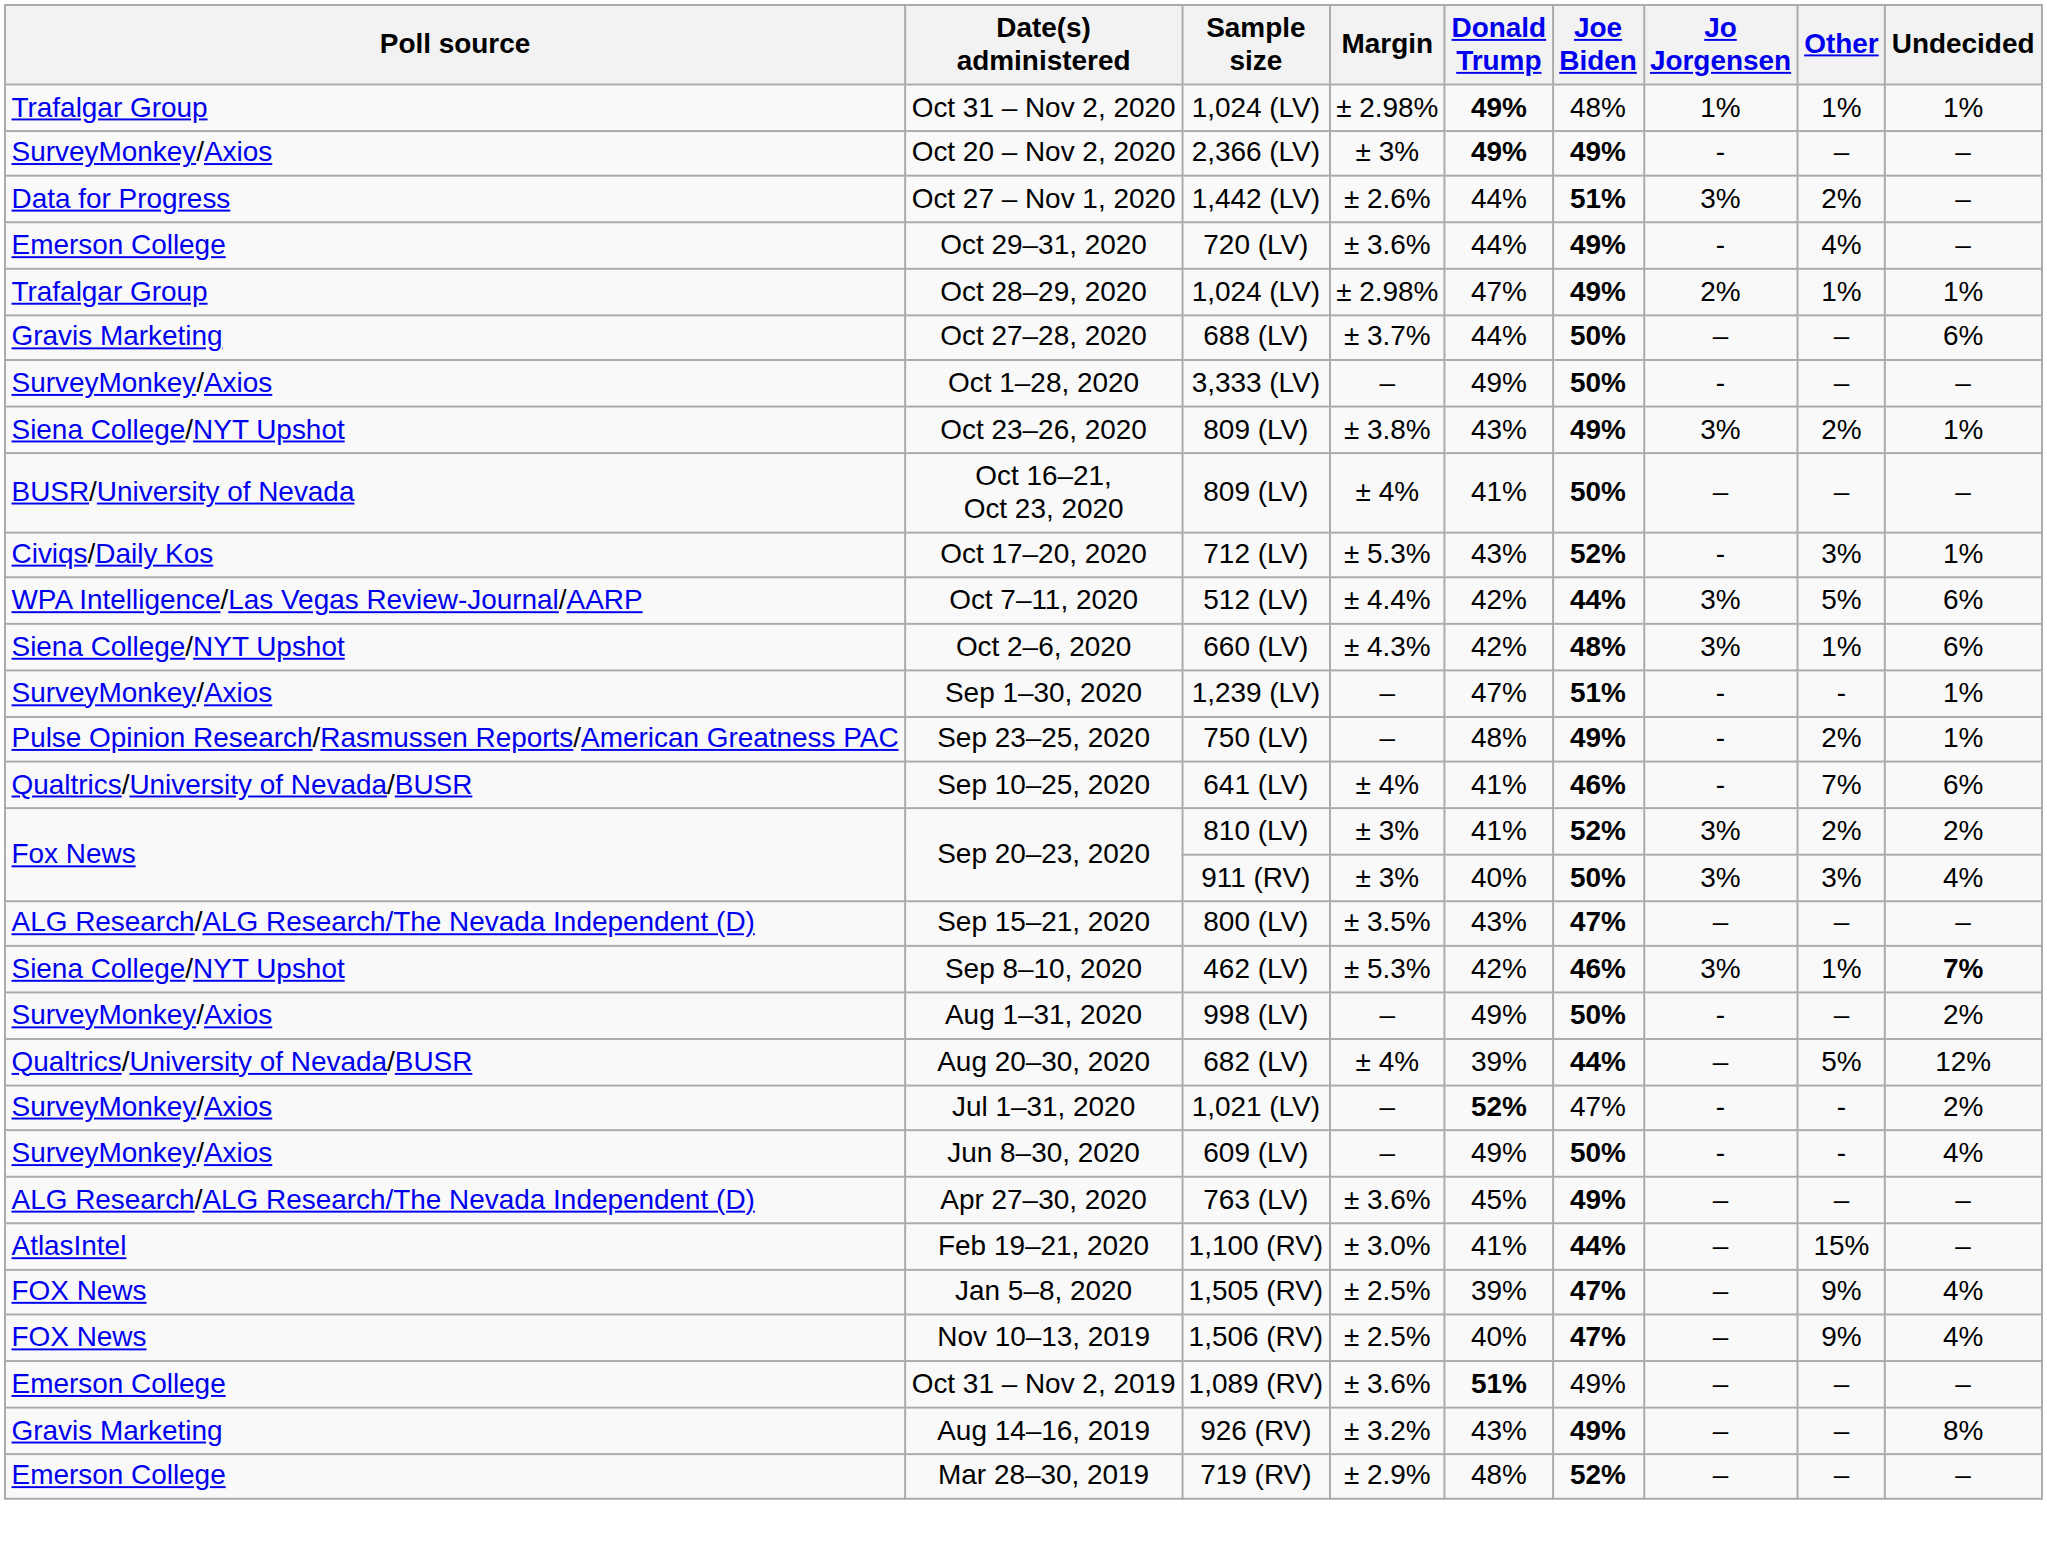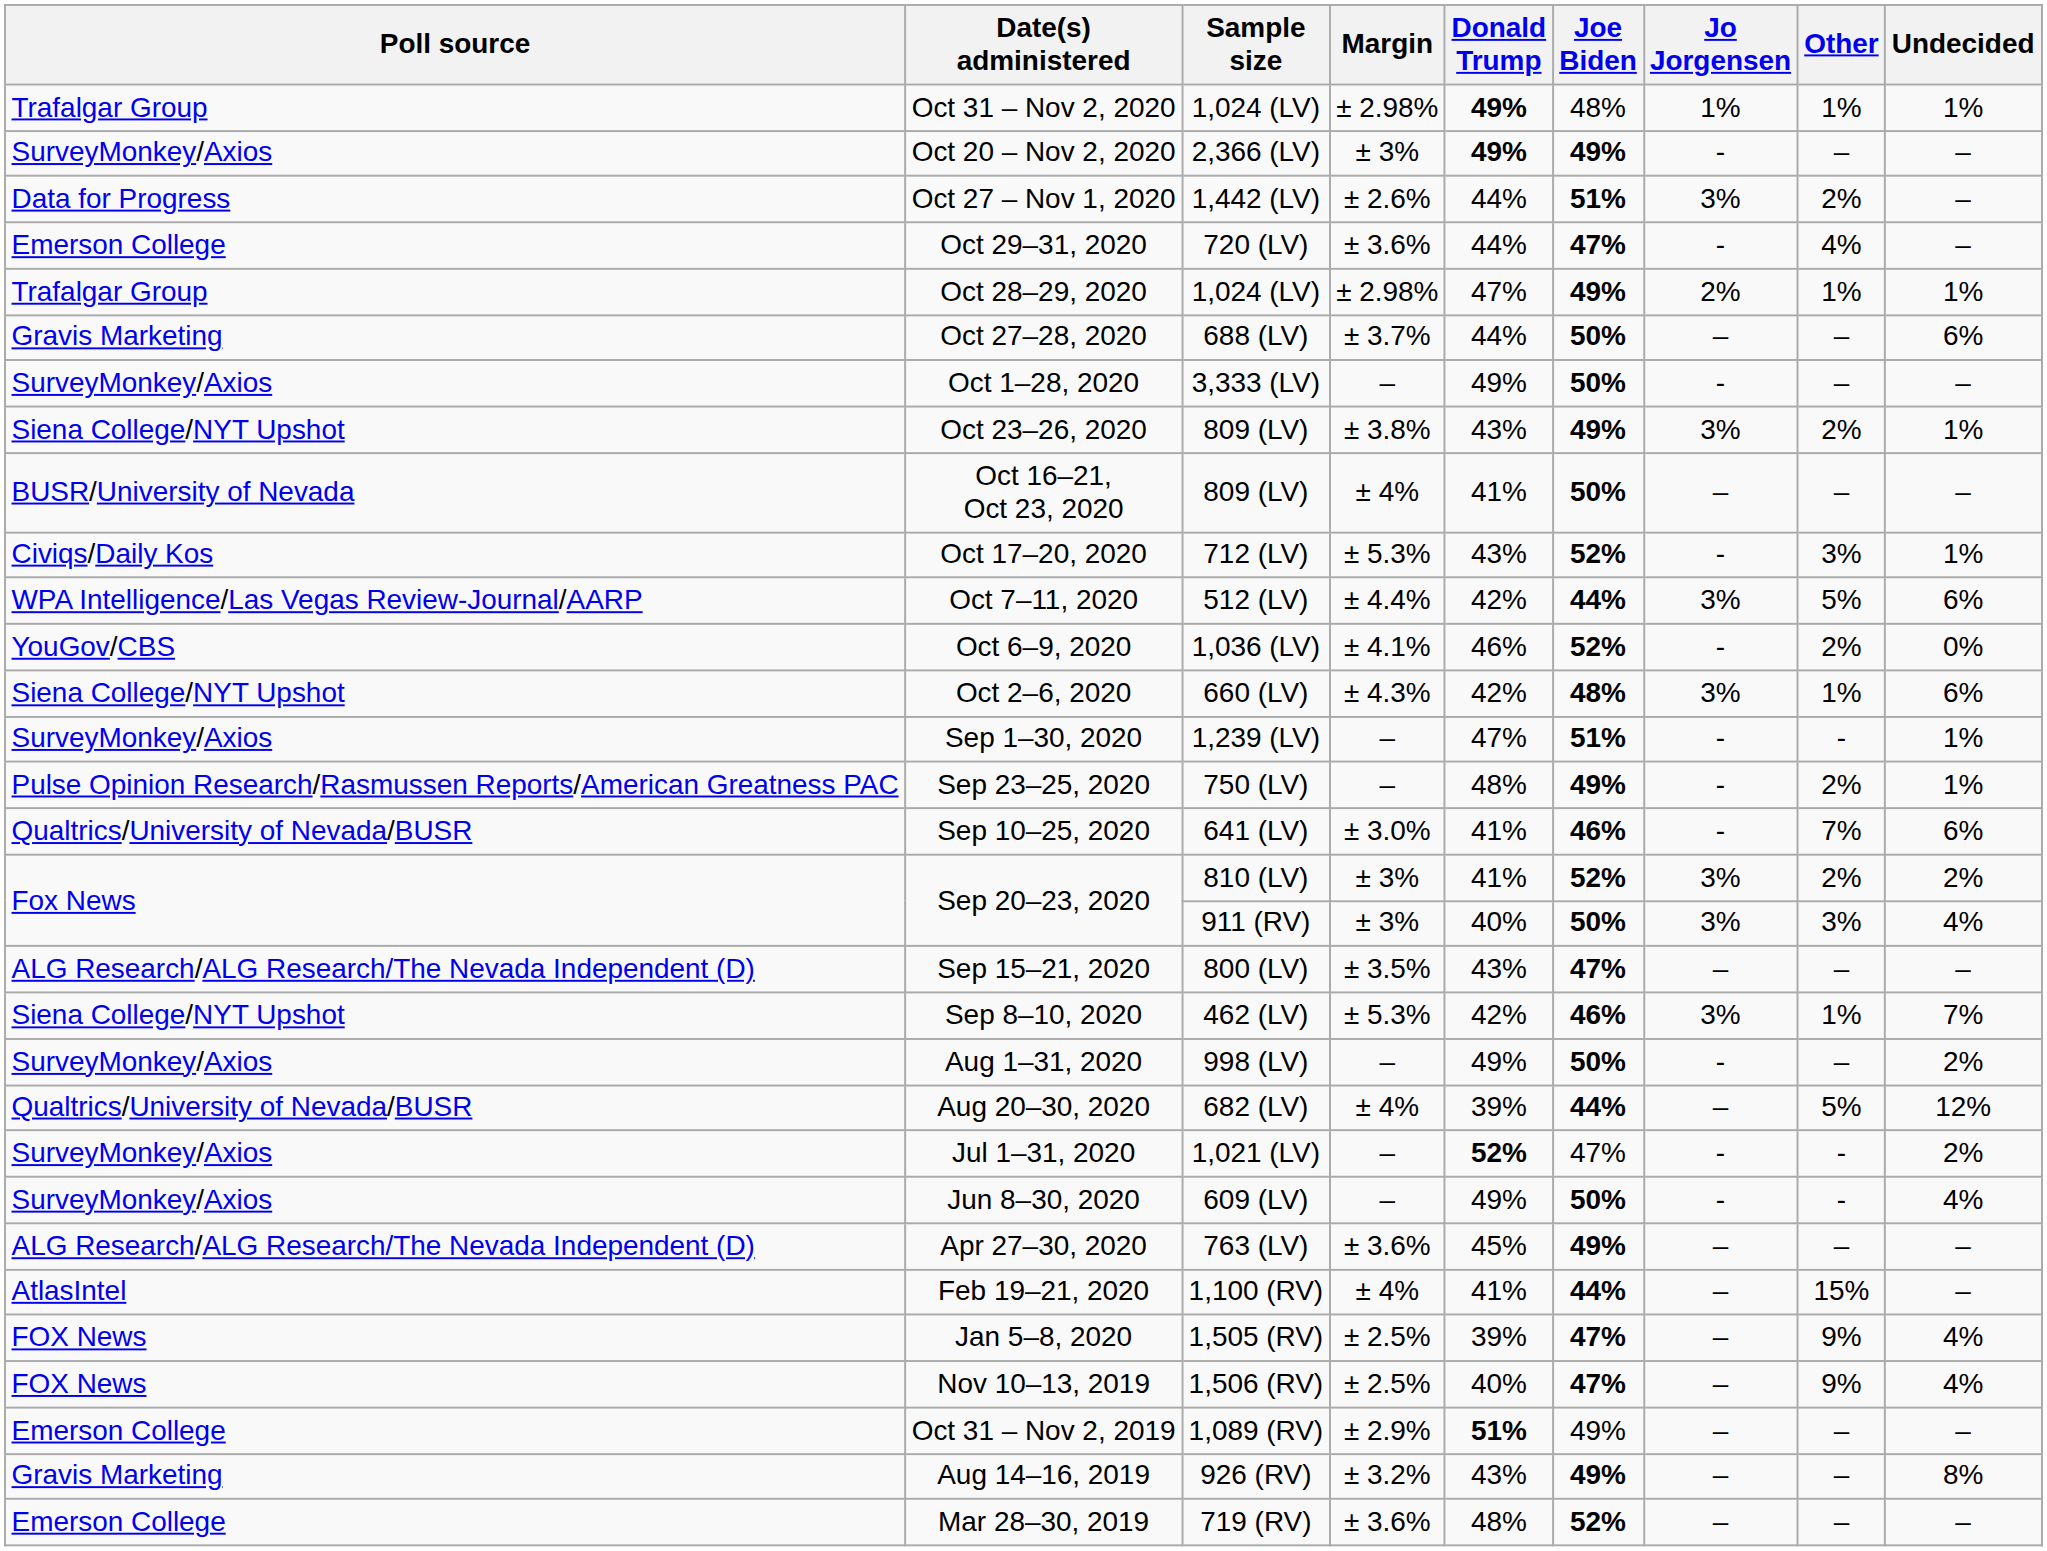(1598, 245) 49% -> (1598, 245) 47%
+ row: (1044, 646)
(1387, 785) ± 4% -> (1387, 831) ± 3.0%
(1963, 969) bold -> (1963, 1015) normal
(1387, 1245) ± 3.0% -> (1387, 1291) ± 4%
(1387, 1383) ± 3.6% -> (1387, 1430) ± 2.9%
(1387, 1476) ± 2.9% -> (1387, 1522) ± 3.6%
